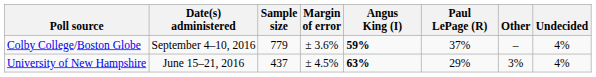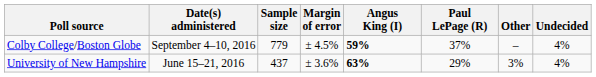(322, 44) ± 3.6% -> (322, 44) ± 4.5%
(322, 63) ± 4.5% -> (322, 63) ± 3.6%
